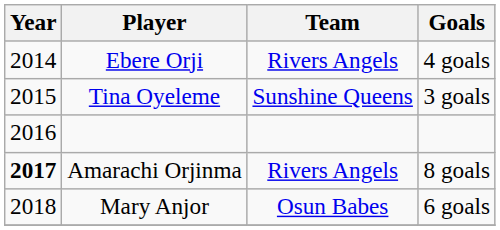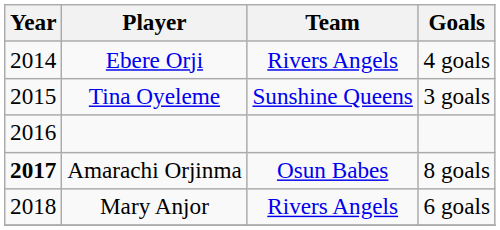(333, 170) Rivers Angels -> (333, 170) Osun Babes
(333, 206) Osun Babes -> (333, 206) Rivers Angels
